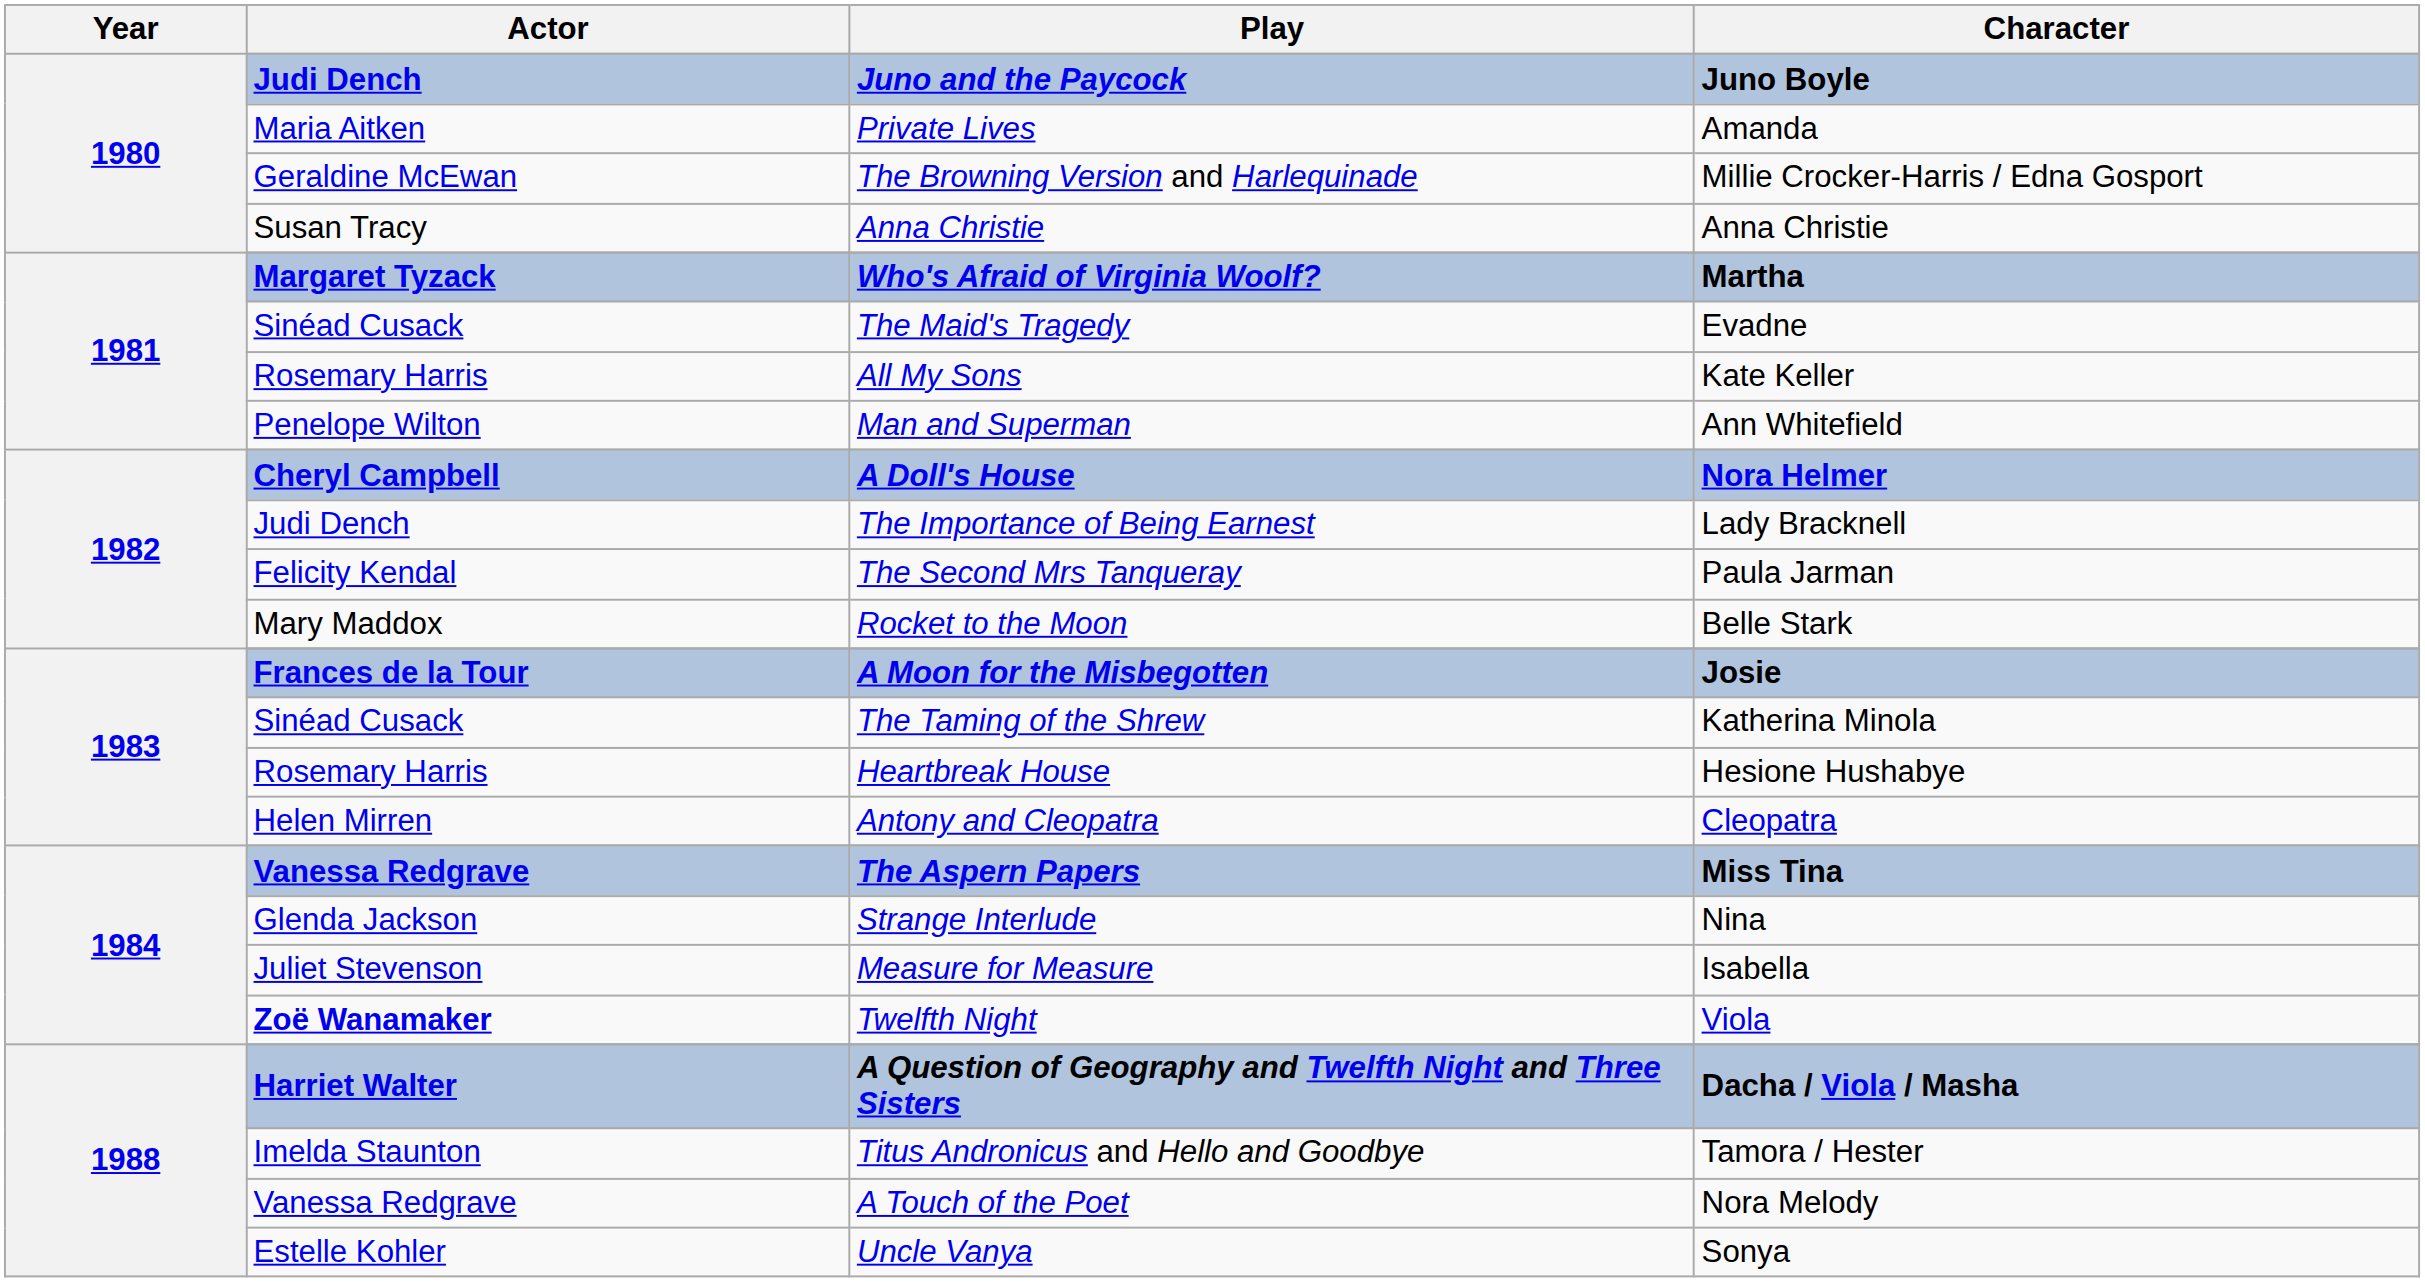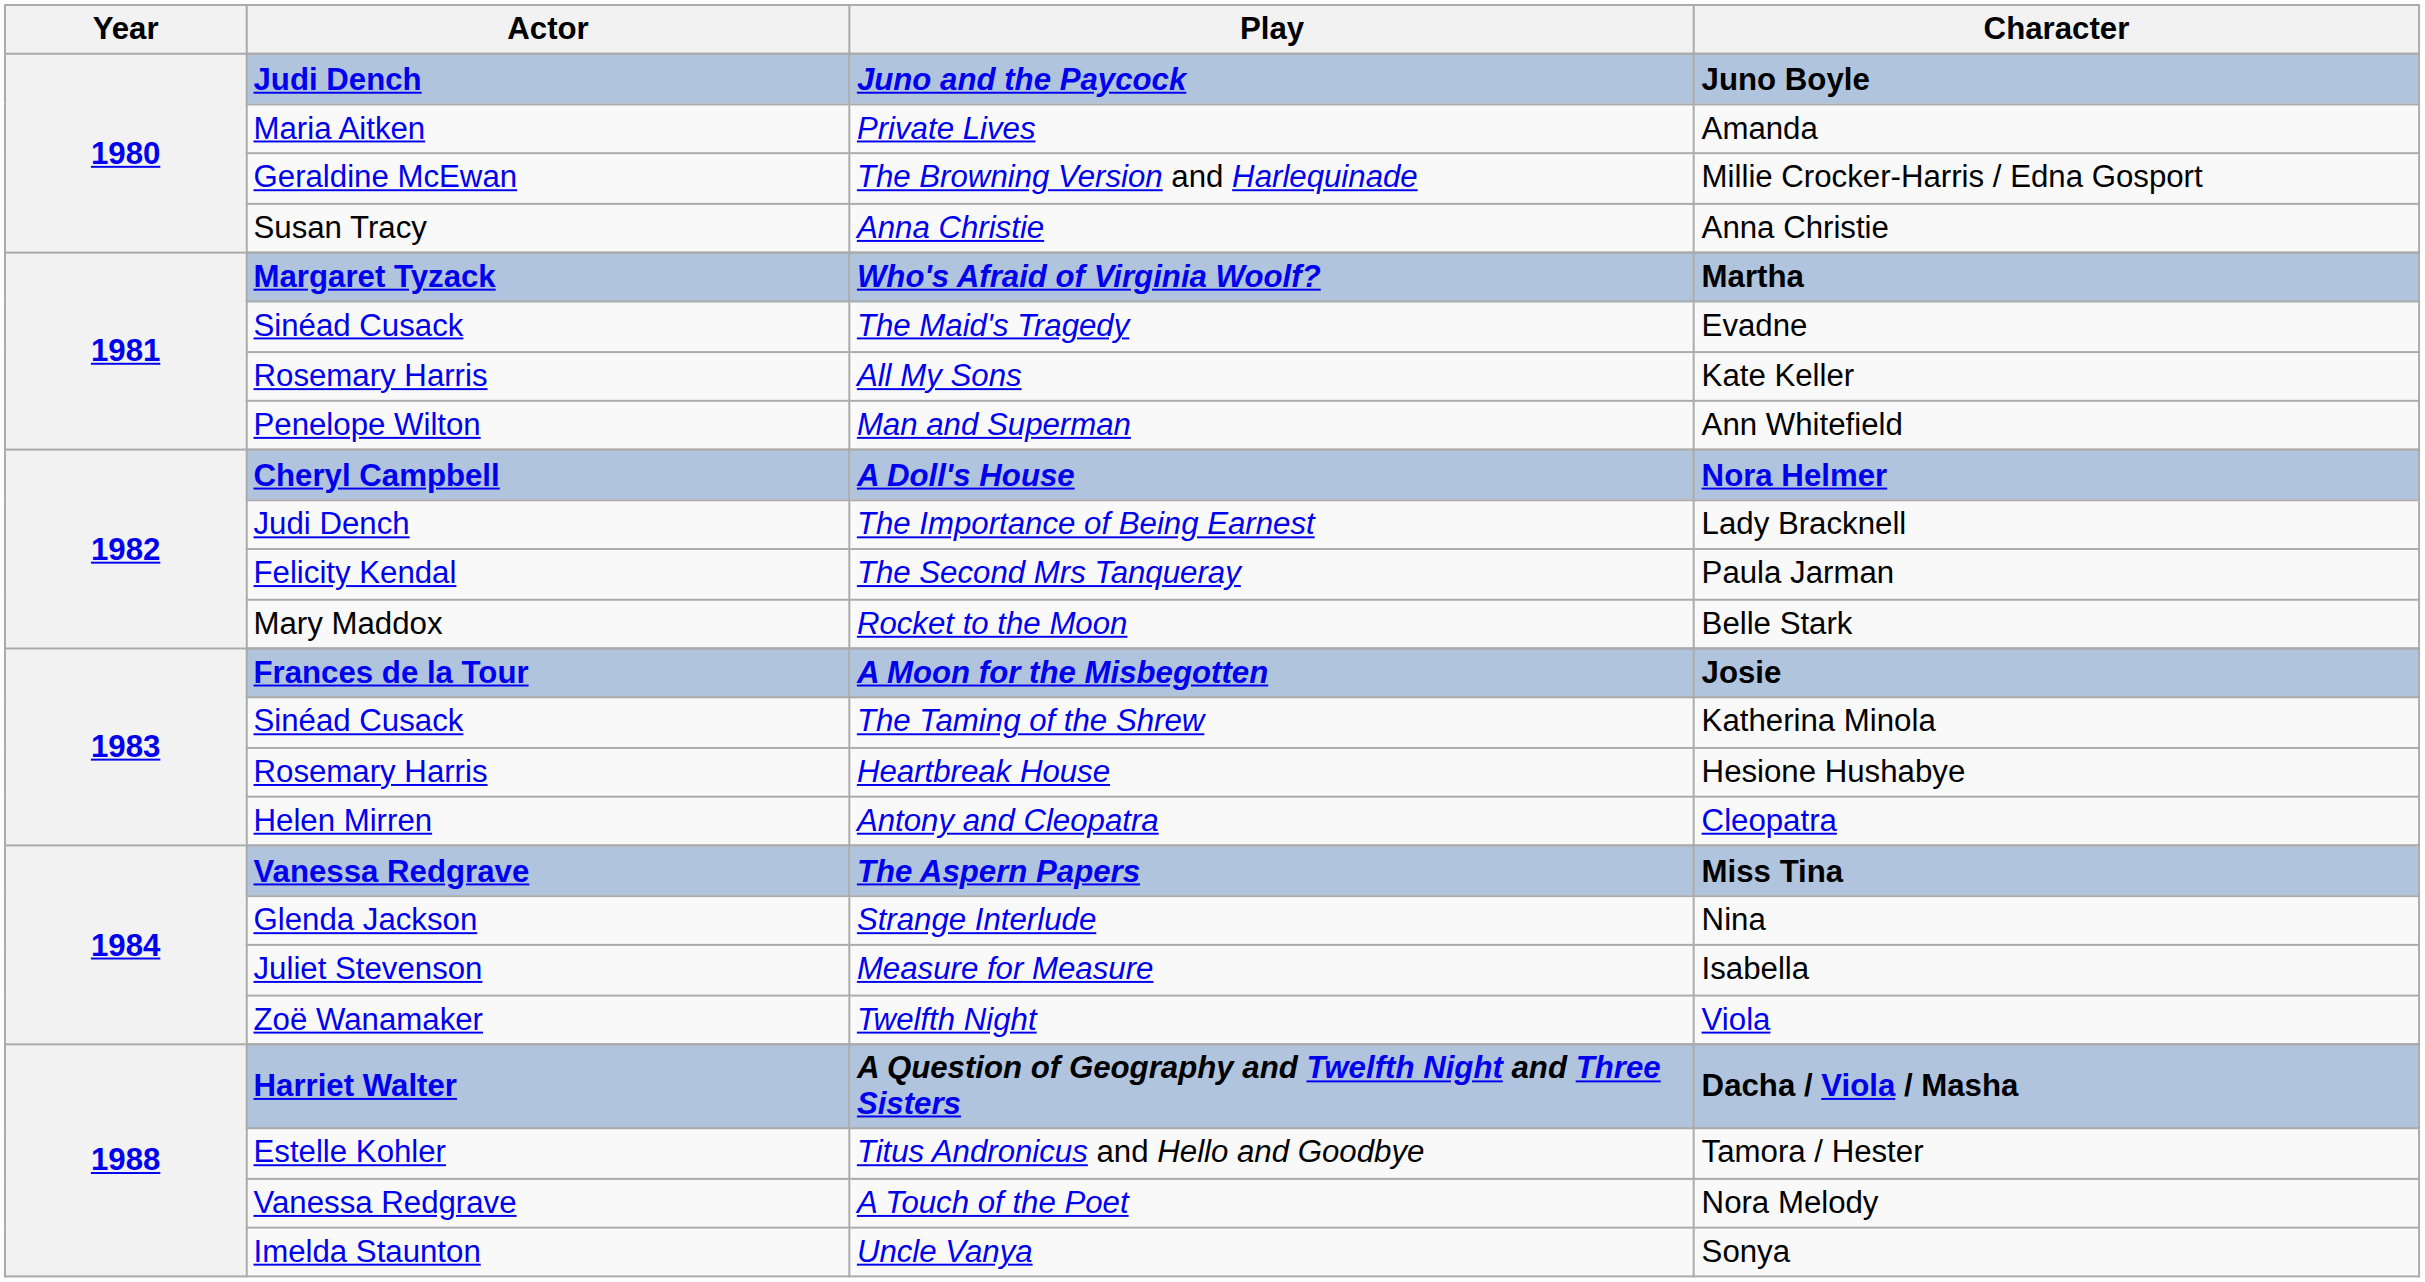(373, 1018) bold -> (368, 1018) normal
(367, 1152) Imelda Staunton -> (350, 1152) Estelle Kohler
(350, 1251) Estelle Kohler -> (367, 1251) Imelda Staunton
